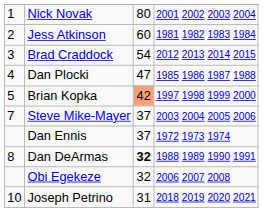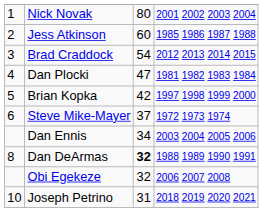(206, 35) 1981 1982 1983 1984 -> (206, 35) 1985 1986 1987 1988
(206, 75) 1985 1986 1987 1988 -> (206, 75) 1981 1982 1983 1984
(144, 95) lightsalmon background -> (144, 95) no background
(11, 116) 7 -> (11, 116) 6
(206, 116) 2003 2004 2005 2006 -> (193, 116) 1972 1973 1974
(144, 136) 37 -> (144, 136) 34
(193, 136) 1972 1973 1974 -> (206, 136) 2003 2004 2005 2006
